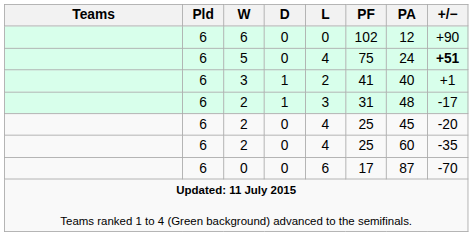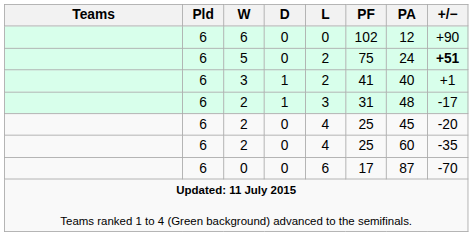(325, 59) 4 -> (325, 59) 2
